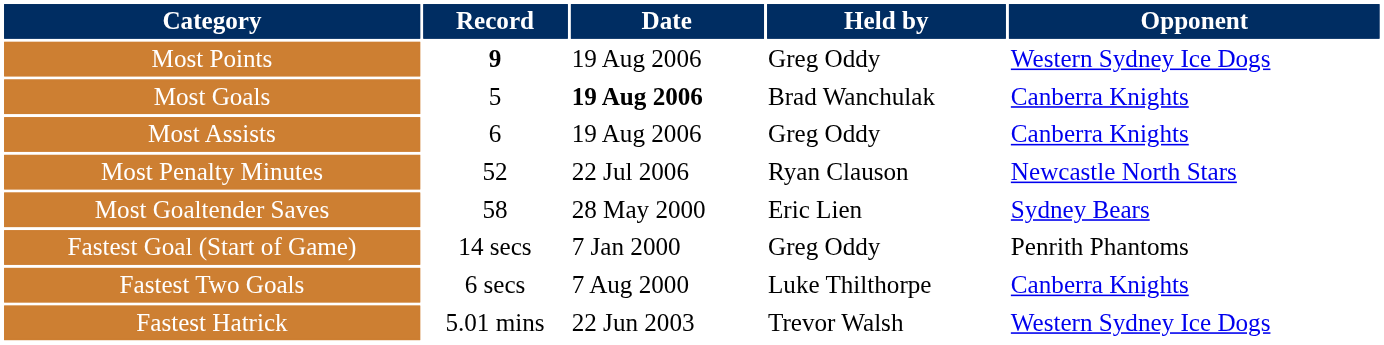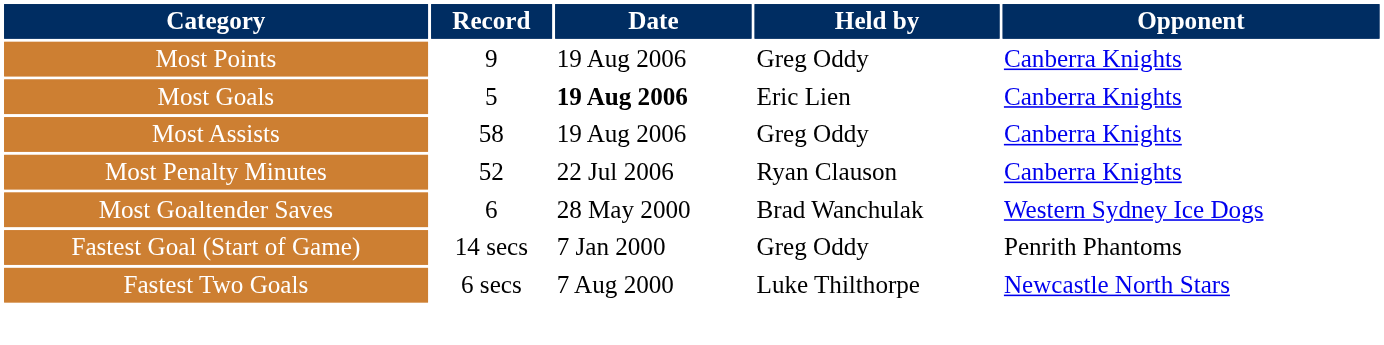(495, 58) bold -> (491, 58) normal
(1141, 58) Western Sydney Ice Dogs -> (1093, 58) Canberra Knights
(852, 96) Brad Wanchulak -> (804, 96) Eric Lien
(495, 134) 6 -> (491, 134) 58
(1124, 171) Newcastle North Stars -> (1093, 171) Canberra Knights
(495, 209) 58 -> (491, 209) 6
(815, 209) Eric Lien -> (840, 209) Brad Wanchulak
(1080, 209) Sydney Bears -> (1134, 209) Western Sydney Ice Dogs
(1100, 284) Canberra Knights -> (1117, 284) Newcastle North Stars
- row: (212, 322)
